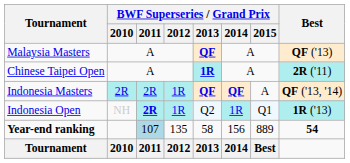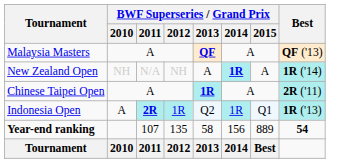+ row: (52, 72)
- row: (50, 91)
(122, 110) NH -> (122, 110) A
(150, 129) lightblue background -> (150, 129) no background
